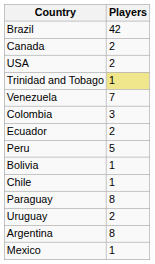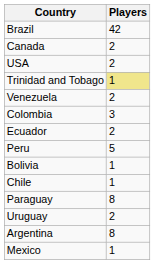(112, 98) 7 -> (112, 98) 2
